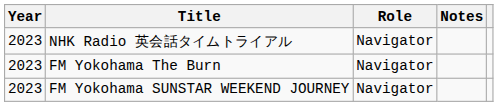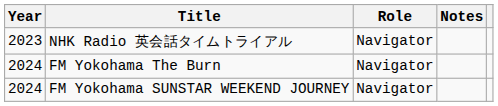(25, 66) 2023 -> (25, 66) 2024
(25, 89) 2023 -> (25, 89) 2024
